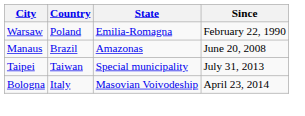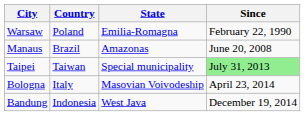(234, 66) no background -> (239, 66) lightgreen background
+ row: (27, 102)
